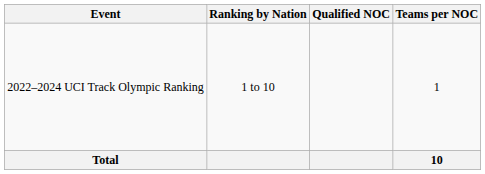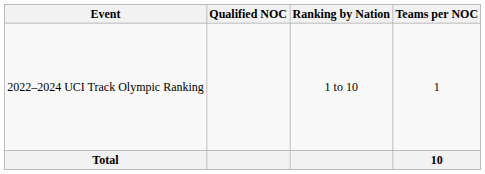columns swapped: (258, 14) <-> (351, 14)
